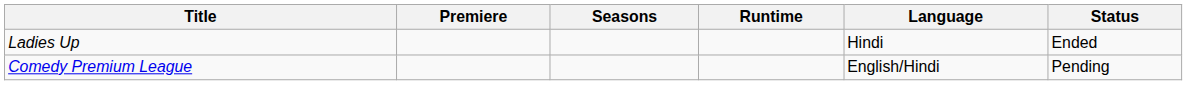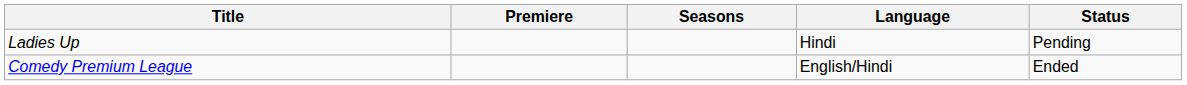- column: (771, 17)
(1074, 42) Ended -> (1062, 42) Pending
(1081, 67) Pending -> (1056, 67) Ended
